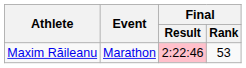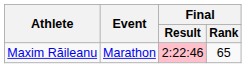(224, 53) 53 -> (224, 53) 65
